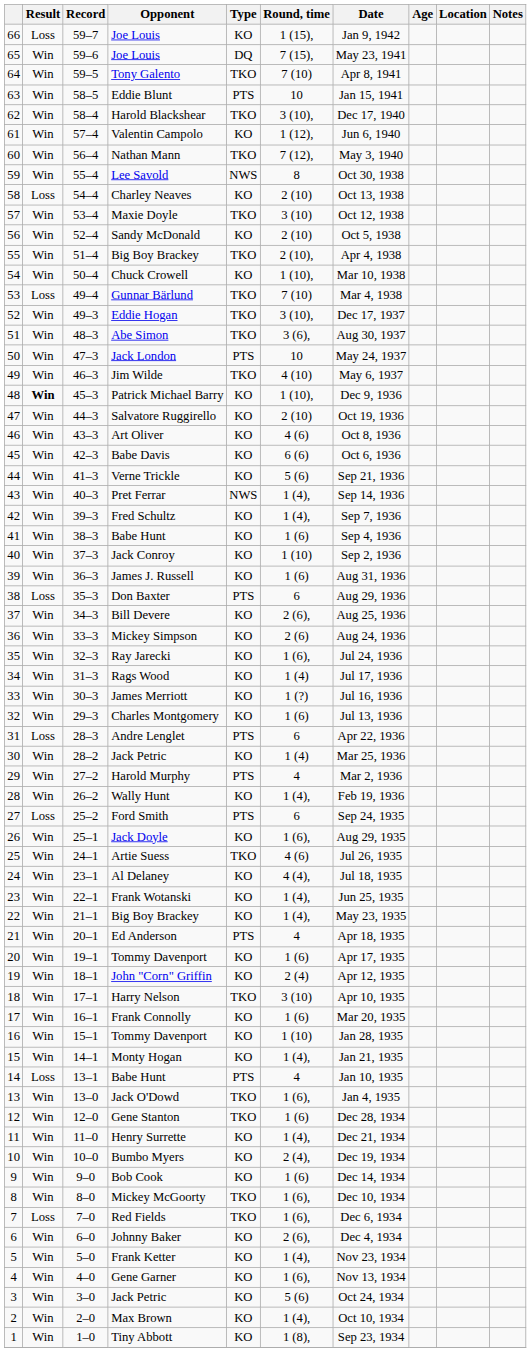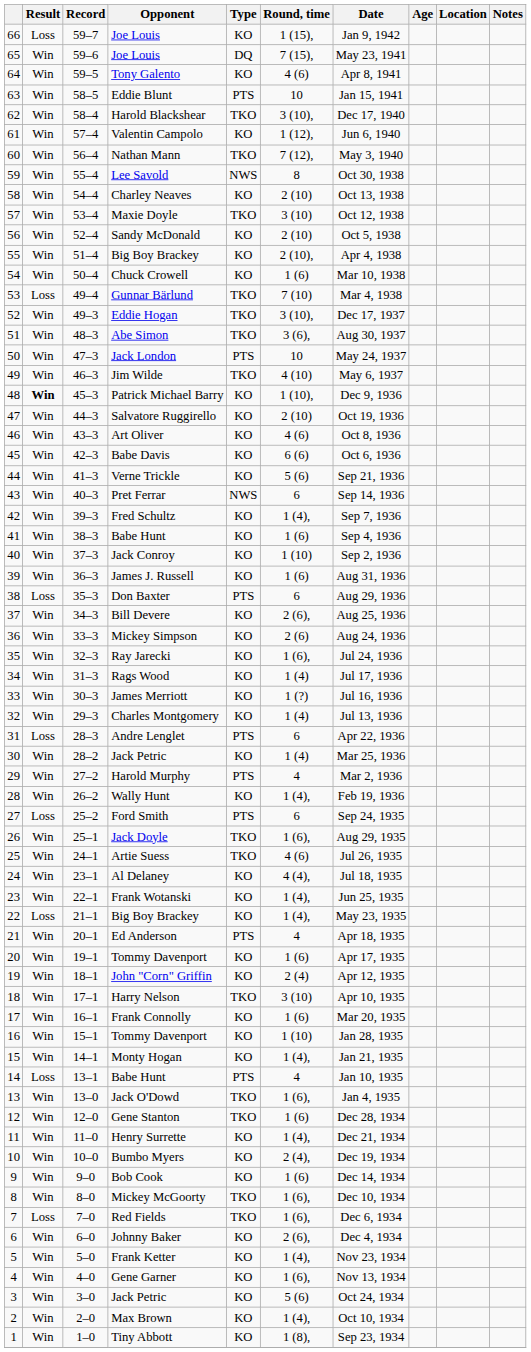(243, 74) TKO -> (243, 74) KO
(297, 74) 7 (10) -> (297, 74) 4 (6)
(43, 194) Loss -> (43, 194) Win
(243, 255) TKO -> (243, 255) KO
(297, 275) 1 (10), -> (297, 275) 1 (6)
(297, 495) 1 (4), -> (297, 495) 6
(297, 716) 1 (6) -> (297, 716) 1 (4)
(243, 836) KO -> (243, 836) TKO
(43, 916) Win -> (43, 916) Loss
